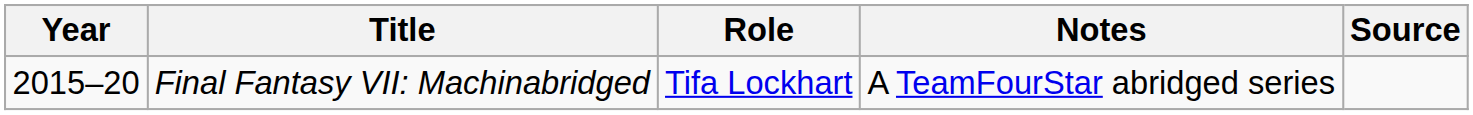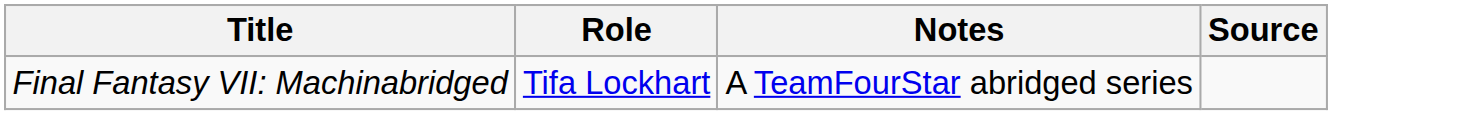- column: (76, 30)
